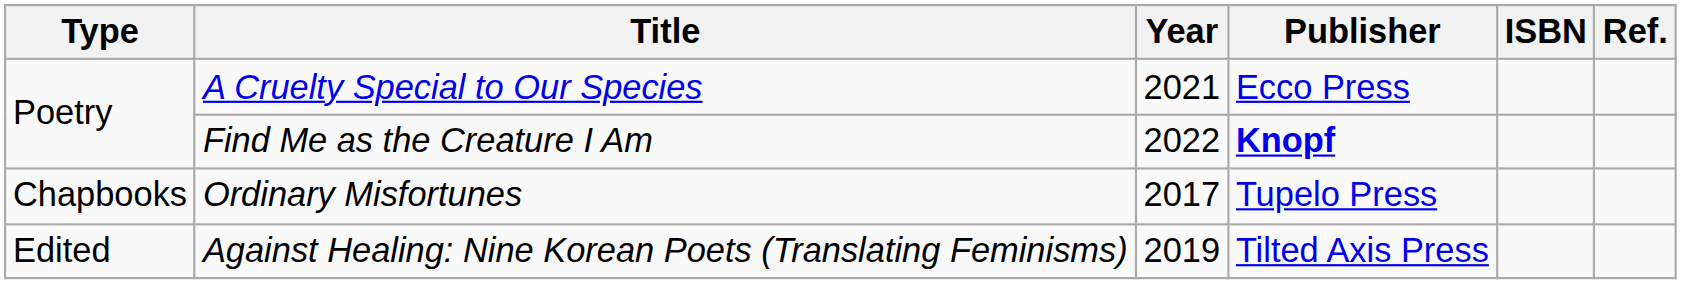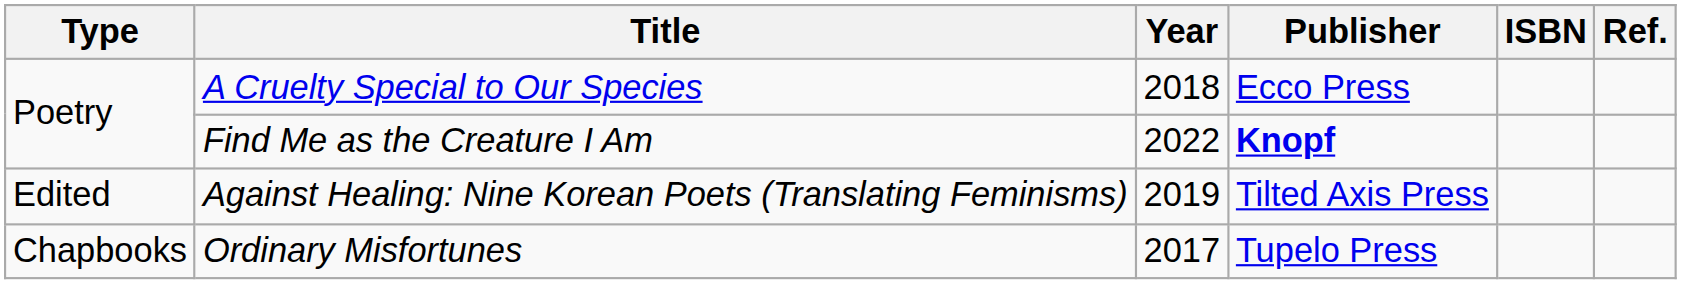(1182, 86) 2021 -> (1182, 86) 2018
rows swapped: (363, 195) <-> (665, 250)
